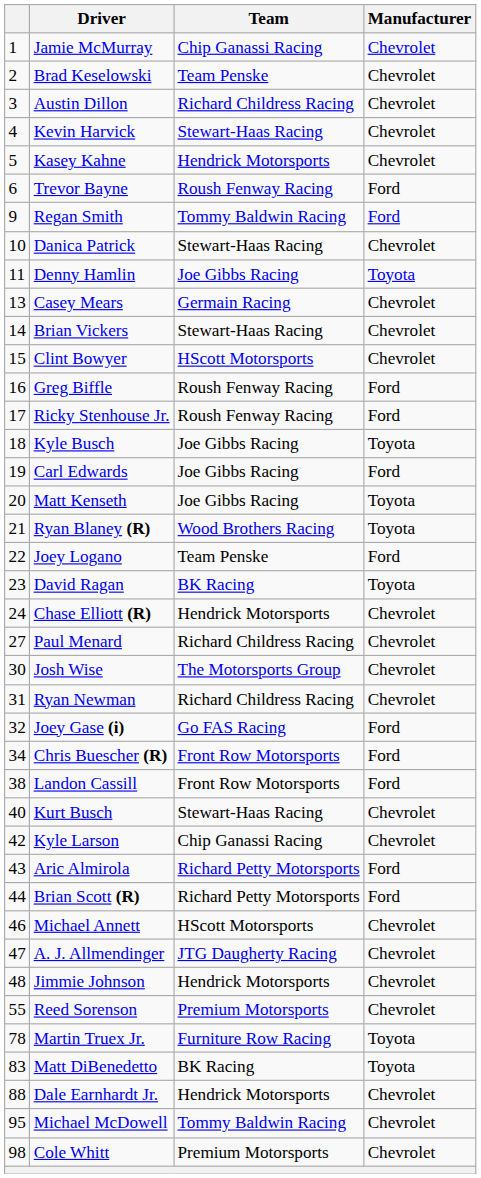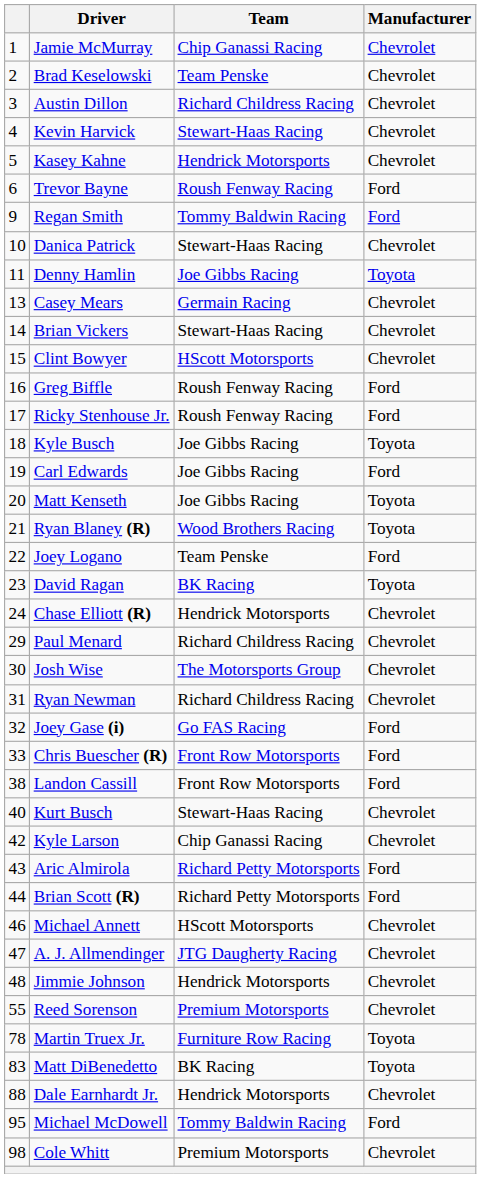(17, 641) 27 -> (17, 641) 29
(17, 755) 34 -> (17, 755) 33
(401, 1123) Chevrolet -> (384, 1123) Ford
